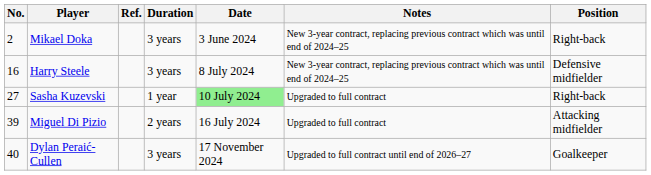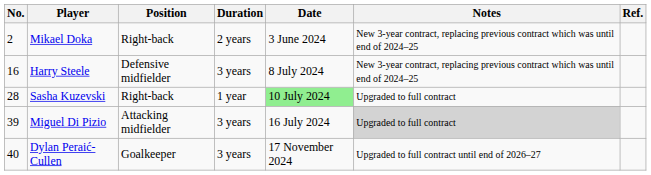columns swapped: (598, 13) <-> (131, 13)
(164, 39) 3 years -> (234, 39) 2 years
(13, 96) 27 -> (13, 96) 28
(164, 122) 2 years -> (234, 122) 3 years
(336, 123) no background -> (406, 123) lightgrey background
